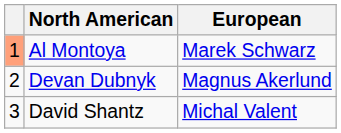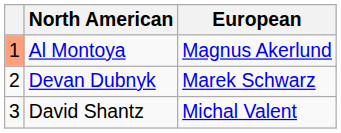(249, 50) Marek Schwarz -> (257, 50) Magnus Akerlund
(257, 81) Magnus Akerlund -> (249, 81) Marek Schwarz
